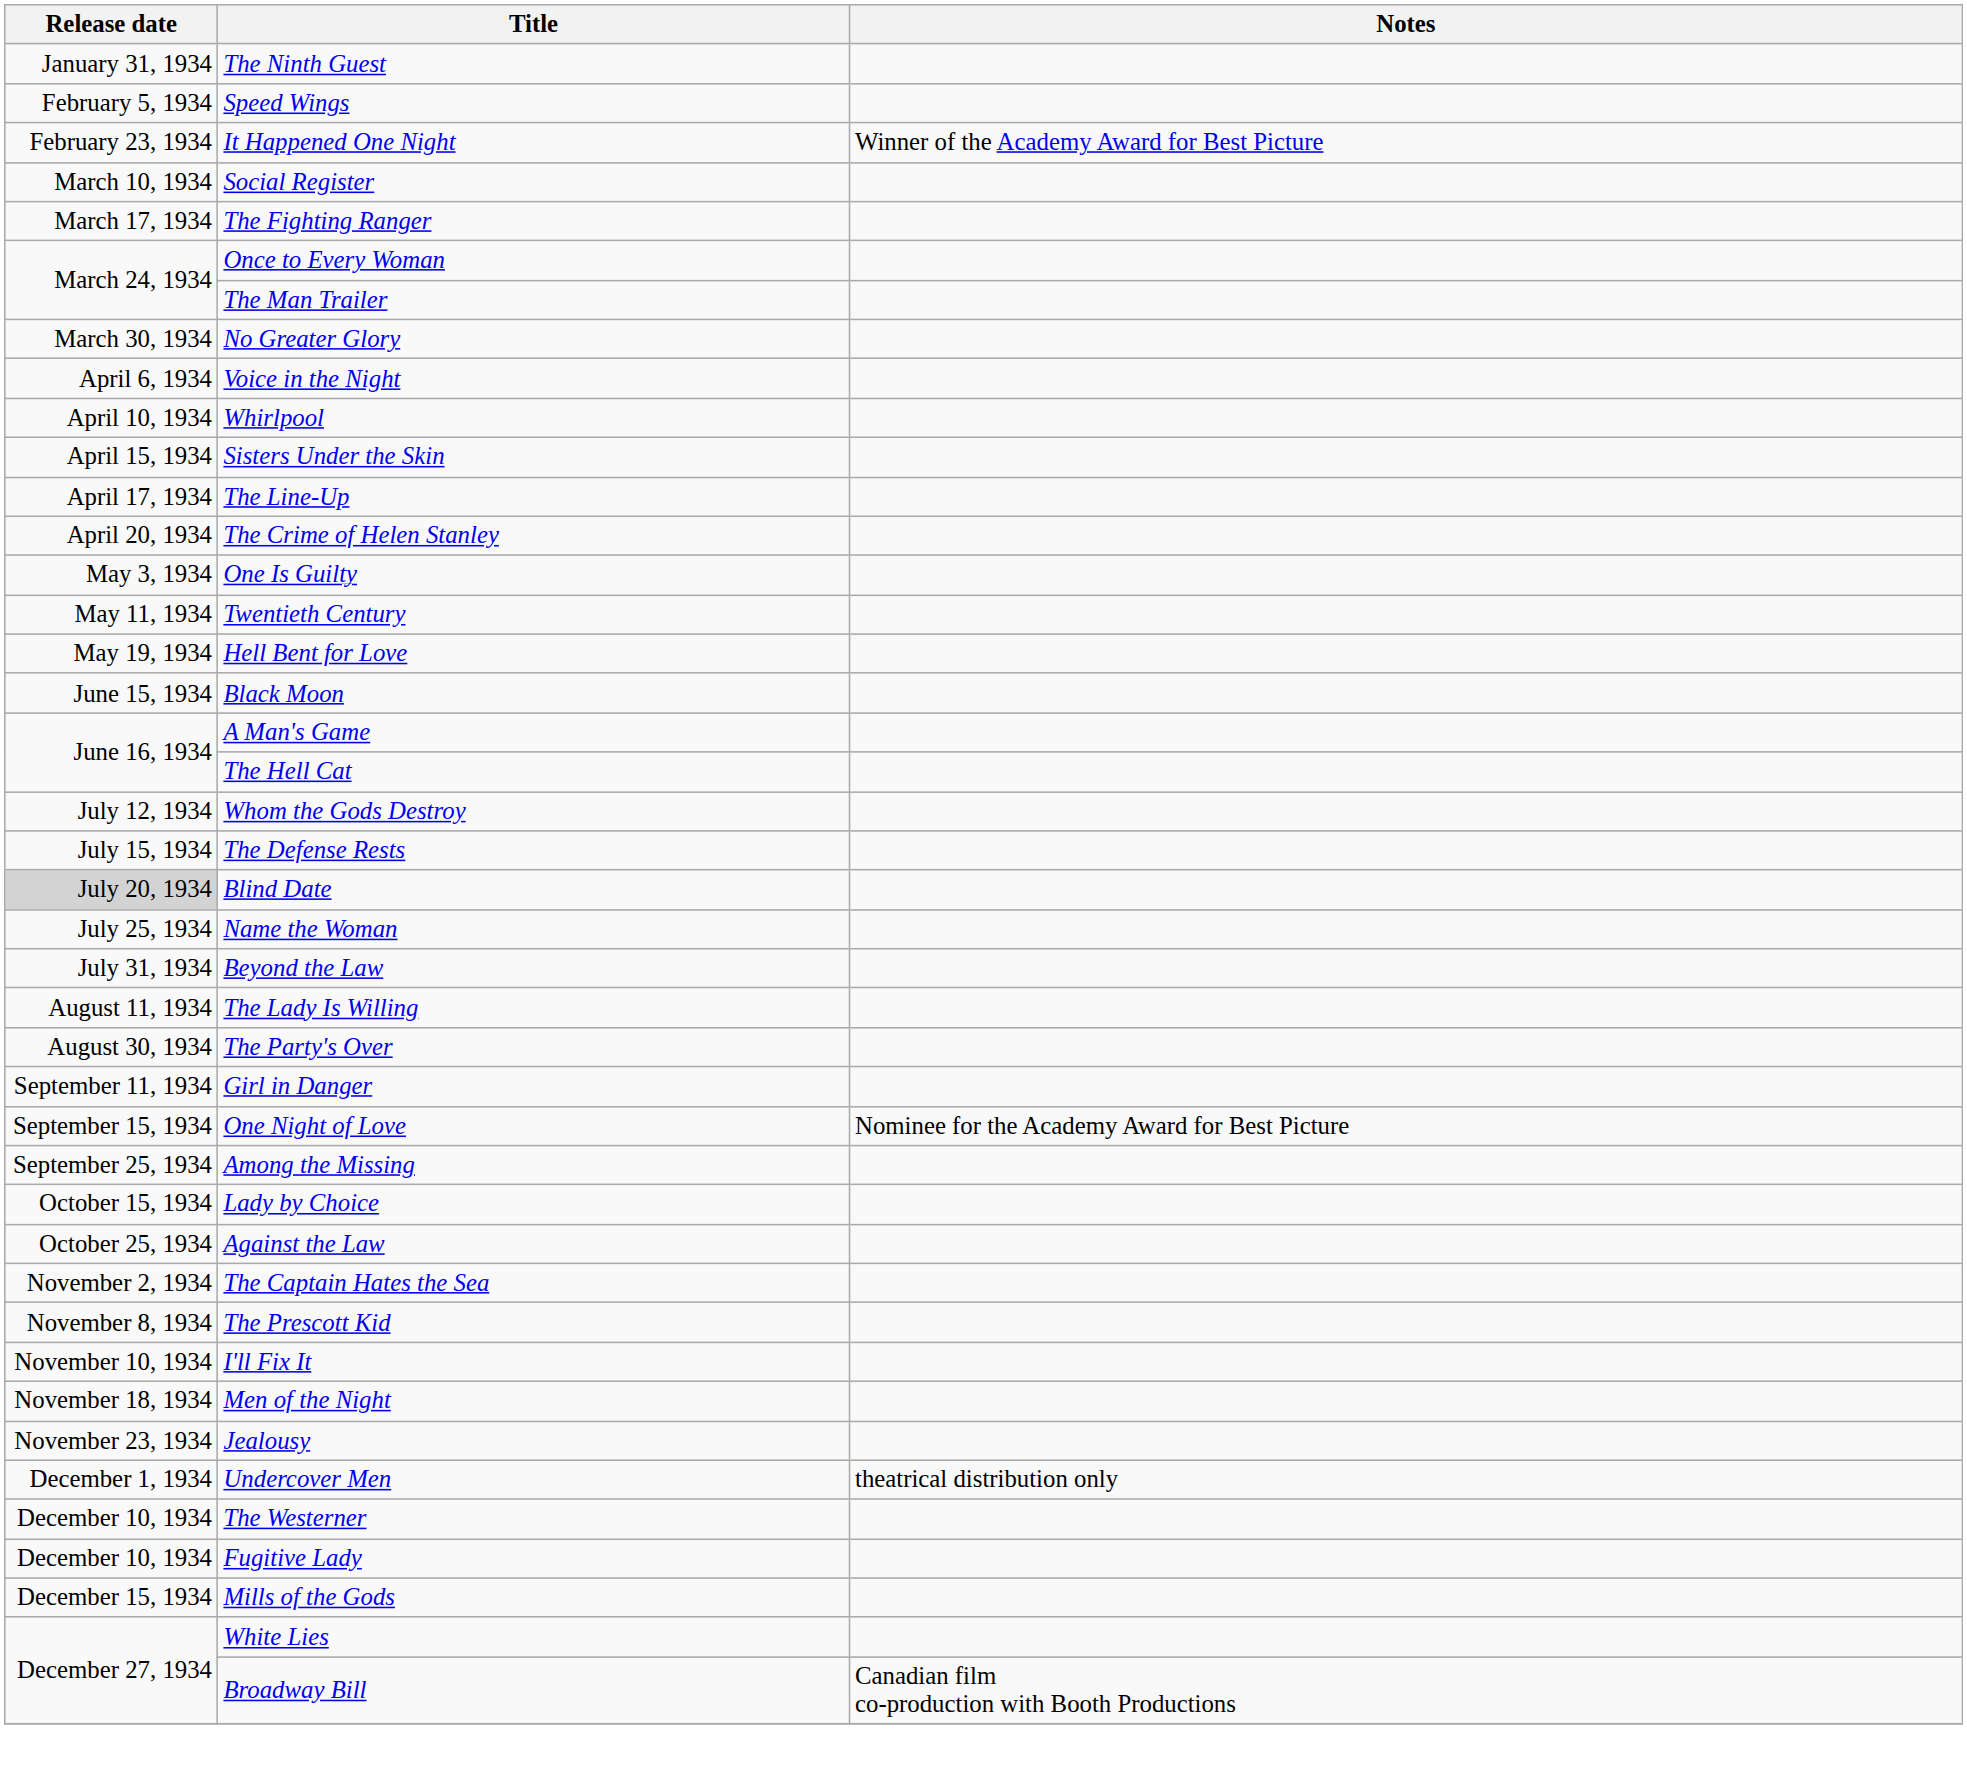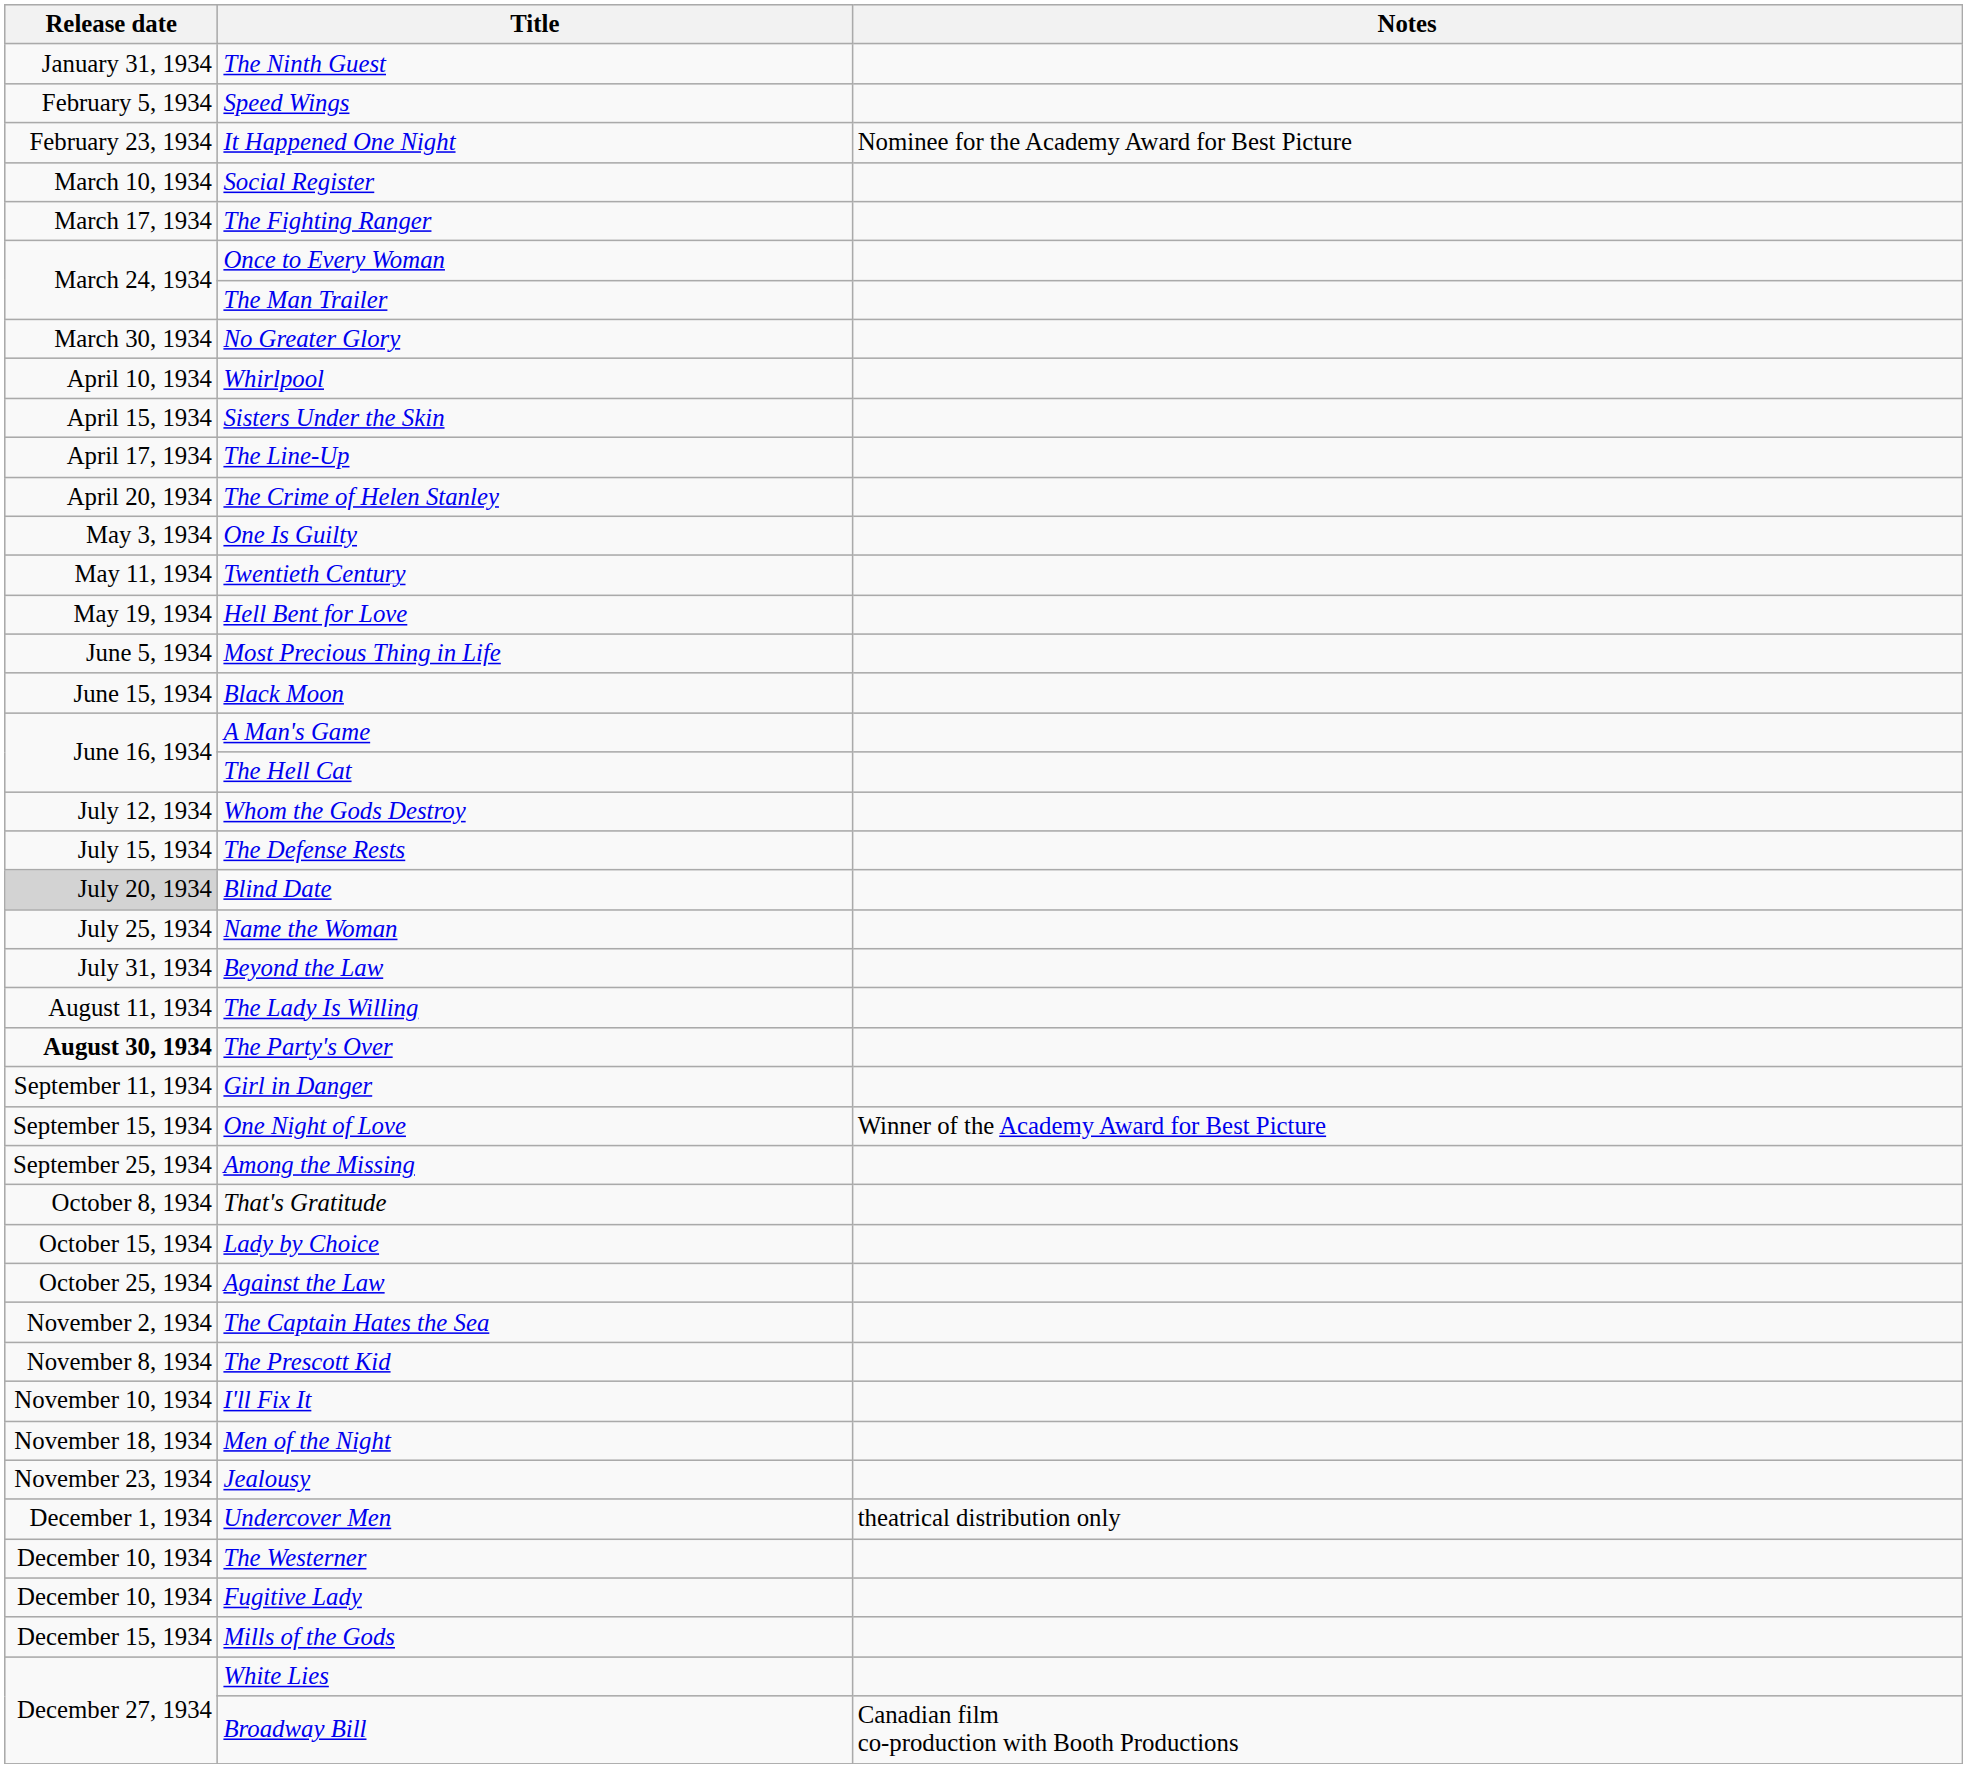(1089, 142) Winner of the Academy Award for Best Picture -> (1105, 142) Nominee for the Academy Award for Best Picture
- row: (312, 378)
+ row: (362, 653)
(130, 1046) normal -> (128, 1046) bold
(1102, 1125) Nominee for the Academy Award for Best Picture -> (1092, 1125) Winner of the Academy Award for Best Picture
+ row: (305, 1204)
